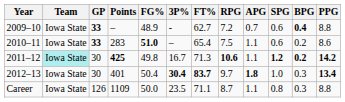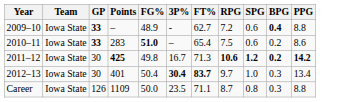- column: (256, 12)
(66, 58) paleturquoise background -> (66, 58) no background
(327, 74) bold -> (302, 74) normal
